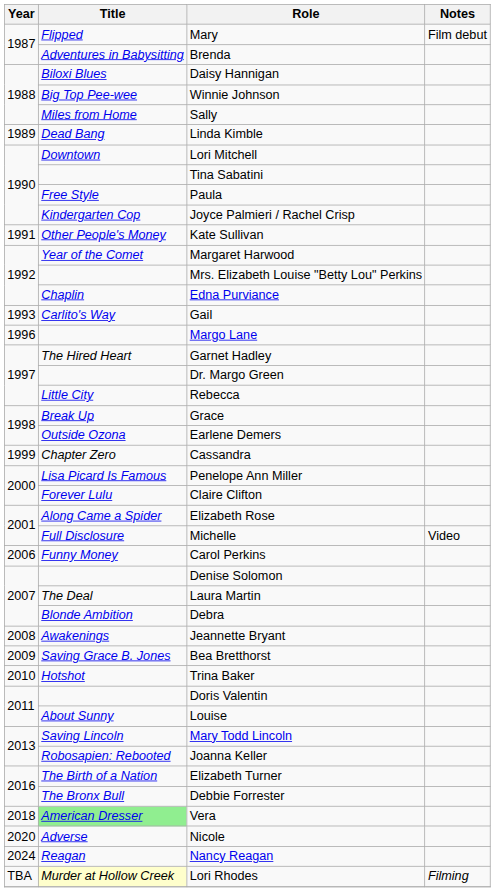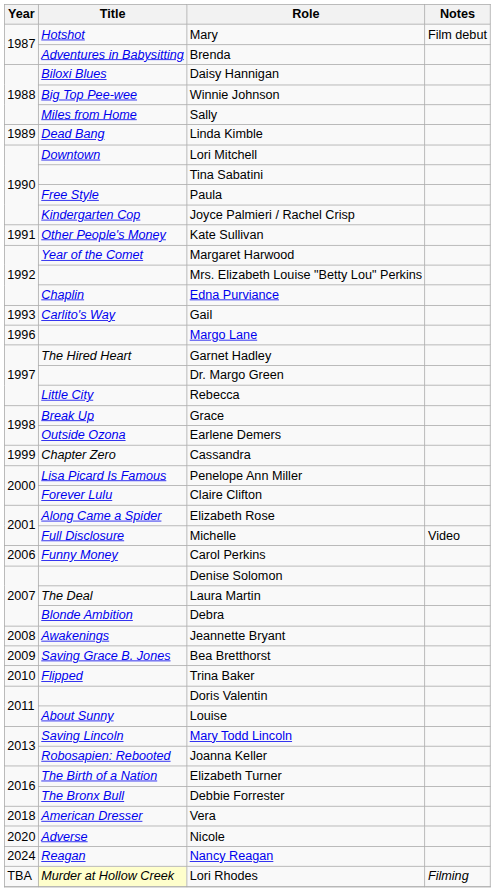(62, 34) Flipped -> (63, 34) Hotshot
(63, 676) Hotshot -> (62, 676) Flipped
(92, 816) lightgreen background -> (92, 816) no background
